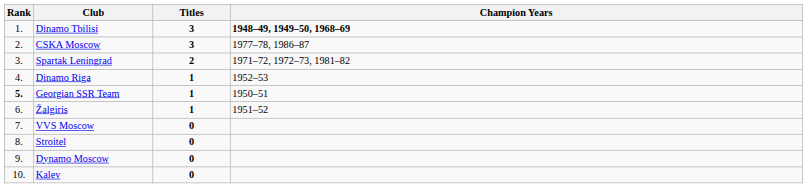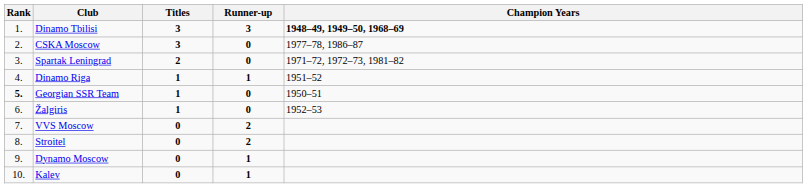+ column: (248, 12)
(250, 77) 1952–53 -> (304, 77) 1951–52
(250, 110) 1951–52 -> (304, 110) 1952–53
